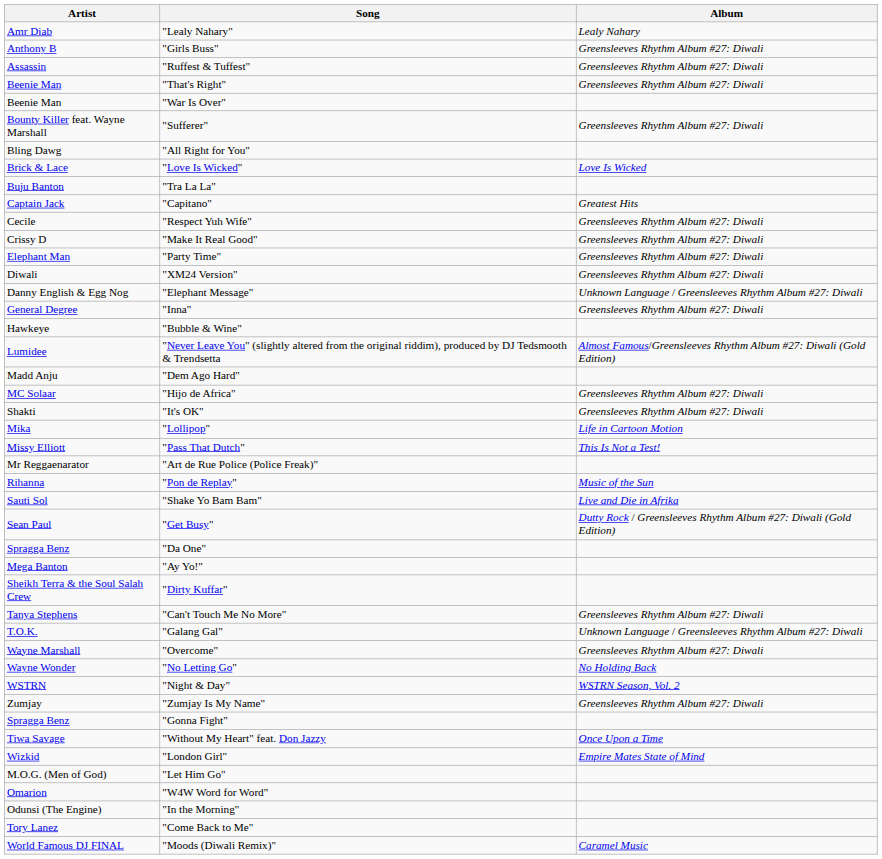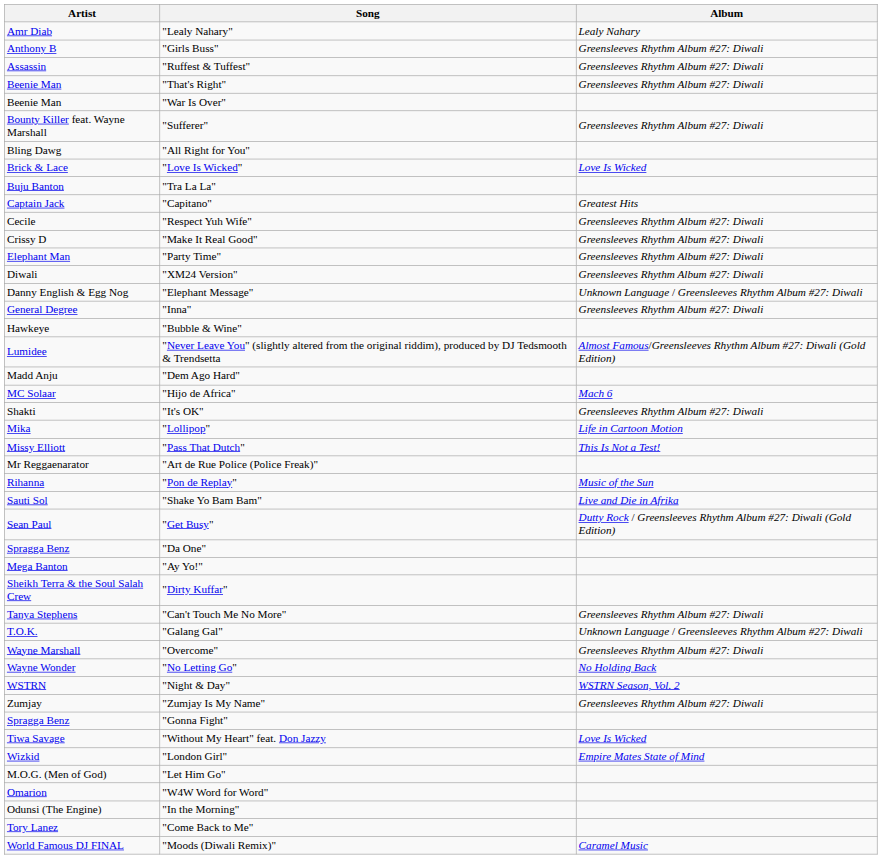(671, 393) Greensleeves Rhythm Album #27: Diwali -> (596, 393) Mach 6
(621, 738) Once Upon a Time -> (612, 738) Love Is Wicked
